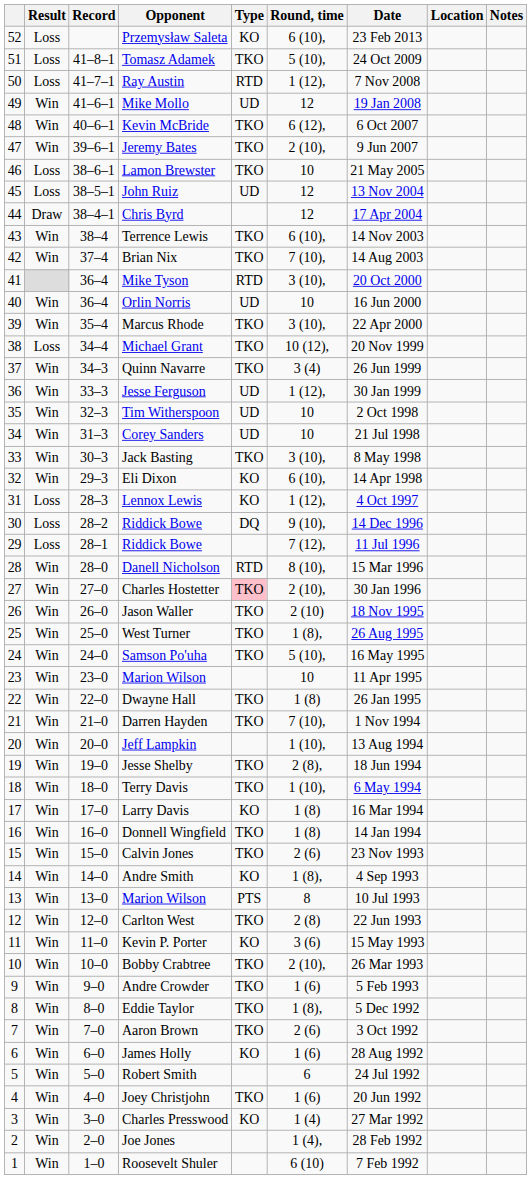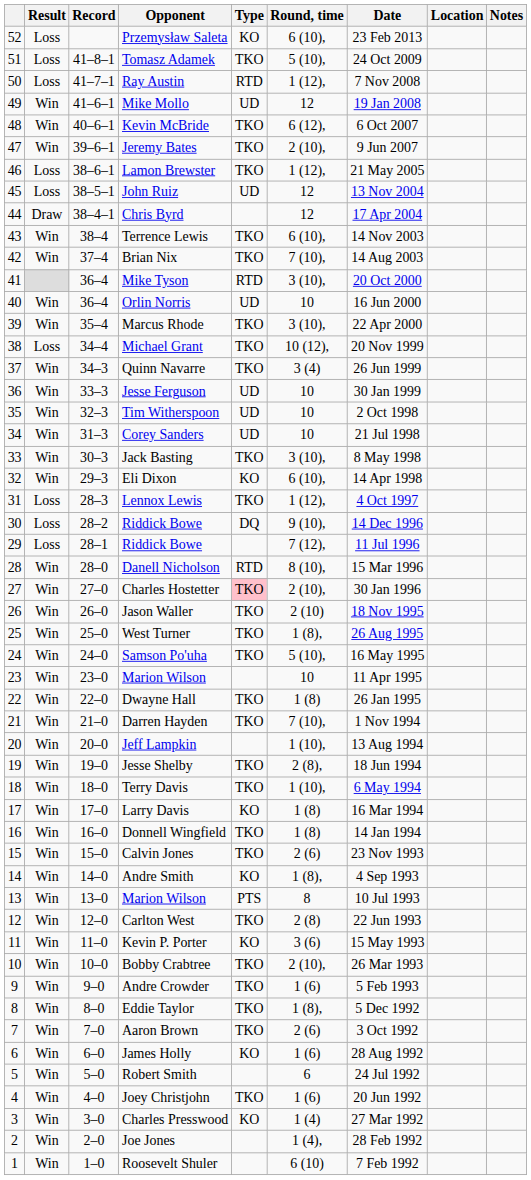(307, 170) 10 -> (307, 170) 1 (12),
(307, 390) 1 (12), -> (307, 390) 10
(249, 501) KO -> (249, 501) TKO
